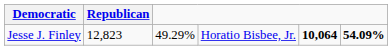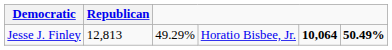(104, 34) 12,823 -> (104, 34) 12,813
(364, 34) 54.09% -> (364, 34) 50.49%
